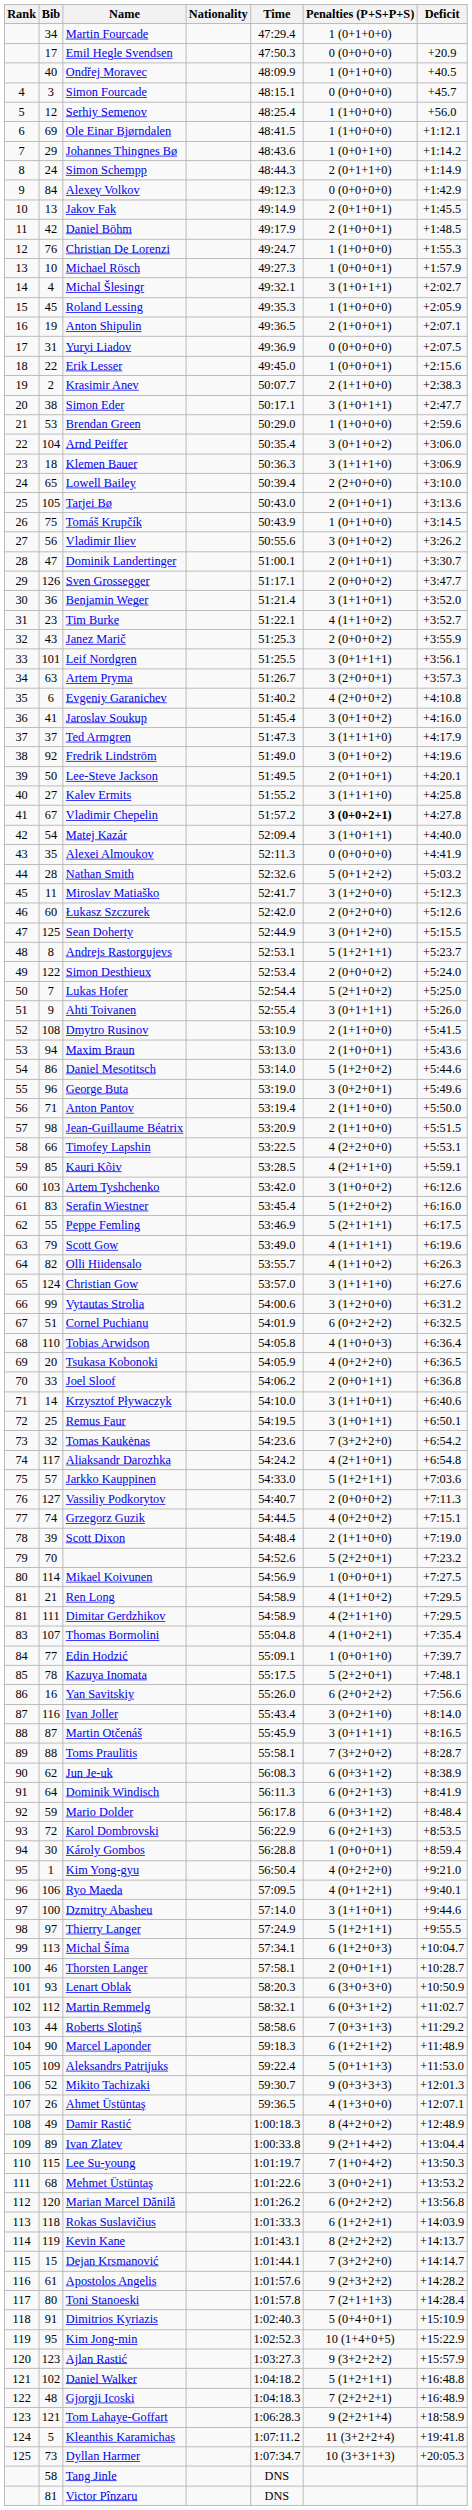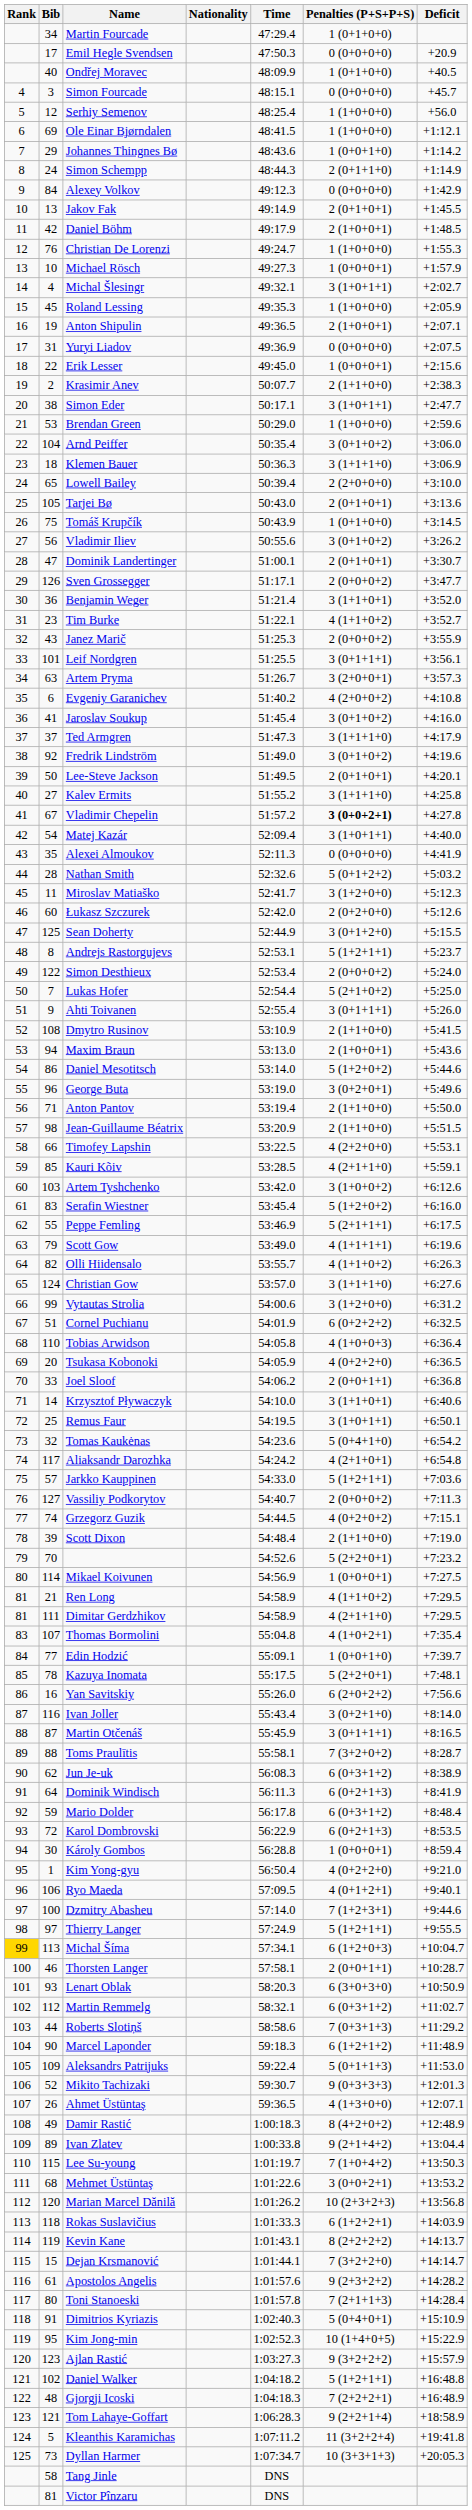(360, 1440) 7 (3+2+2+0) -> (360, 1440) 5 (0+4+1+0)
(360, 1909) 3 (1+1+0+1) -> (360, 1909) 7 (1+2+3+1)
(22, 1948) no background -> (22, 1948) gold background
(360, 2202) 6 (0+2+2+2) -> (360, 2202) 10 (2+3+2+3)
